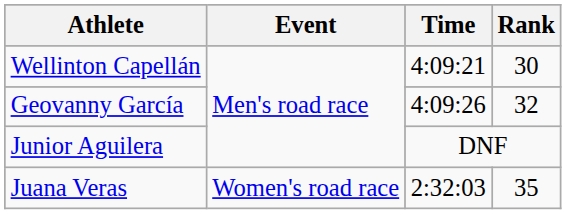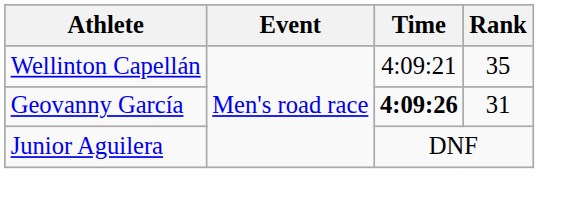(526, 65) 30 -> (498, 65) 35
(448, 106) normal -> (419, 106) bold
(526, 106) 32 -> (498, 106) 31
- row: (69, 187)
